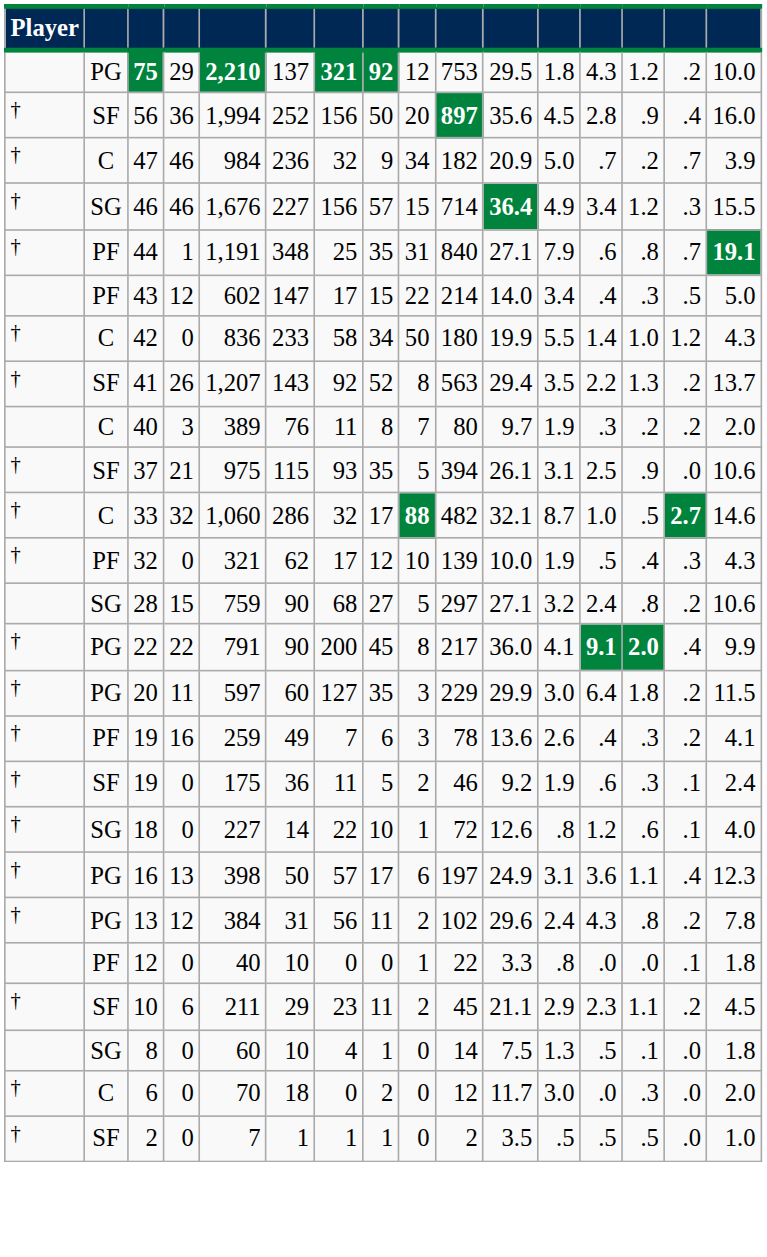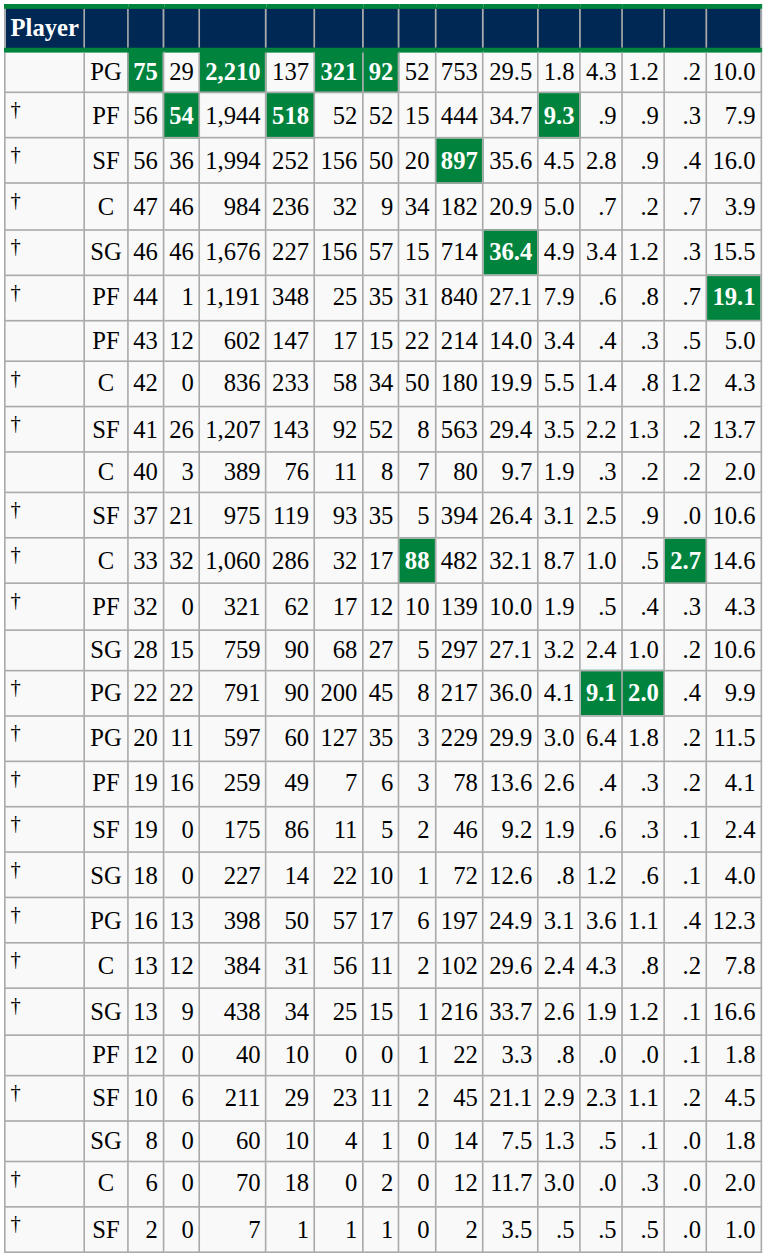(417, 72) 12 -> (417, 72) 52
+ row: (145, 115)
(643, 338) 1.0 -> (650, 383) .8
(291, 469) 115 -> (291, 515) 119
(511, 469) 26.1 -> (511, 515) 26.4
(650, 603) .8 -> (643, 649) 1.0
(297, 783) 36 -> (297, 829) 86
(106, 920) PG -> (106, 965) C
+ row: (145, 1011)
